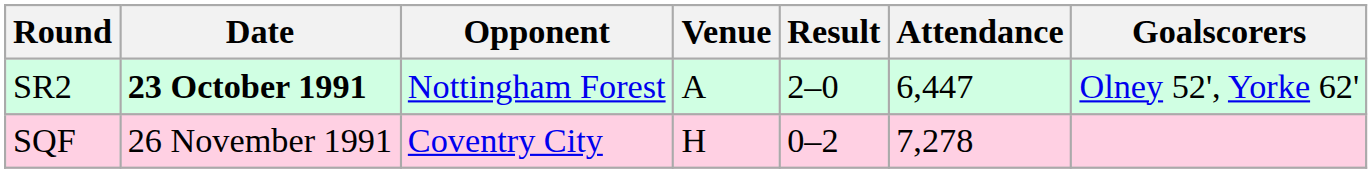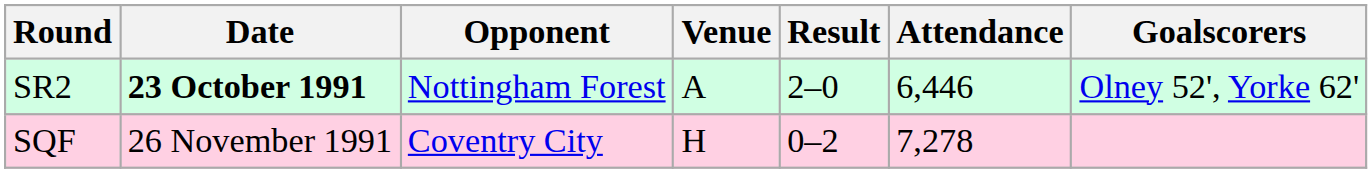(935, 85) 6,447 -> (935, 85) 6,446
